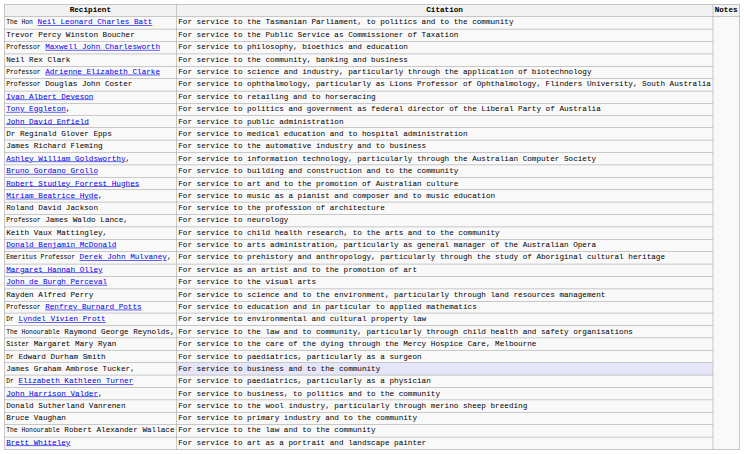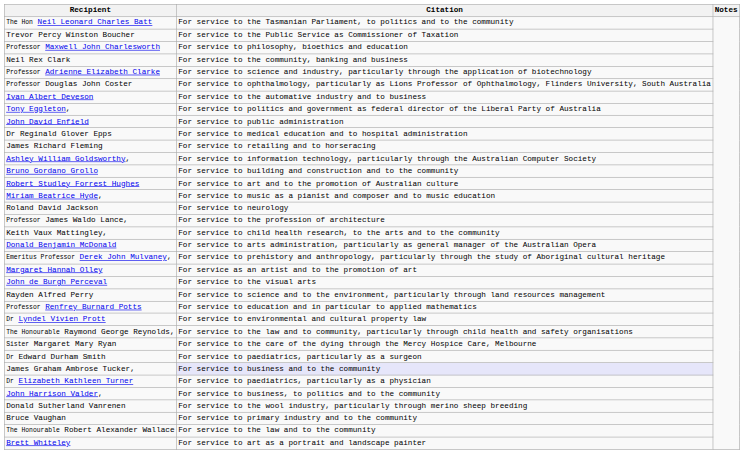(277, 97) For service to retailing and to horseracing -> (302, 97) For service to the automative industry and to business
(302, 147) For service to the automative industry and to business -> (277, 147) For service to retailing and to horseracing
(282, 209) For service to the profession of architecture -> (233, 209) For service to neurology
(233, 221) For service to neurology -> (282, 221) For service to the profession of architecture
